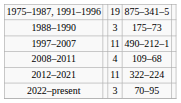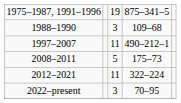(147, 28) 175–73 -> (147, 28) 109–68
(115, 59) 4 -> (115, 59) 5
(147, 59) 109–68 -> (147, 59) 175–73
